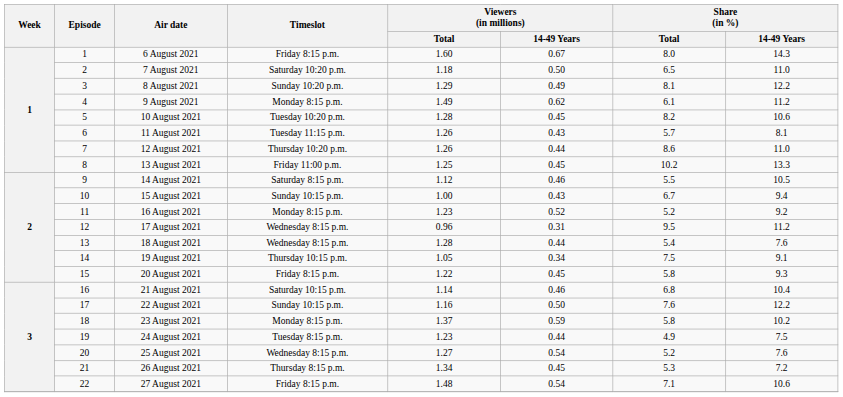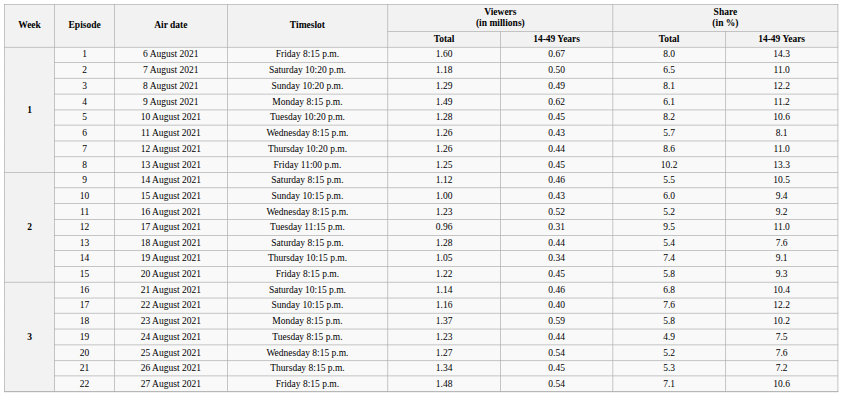(307, 133) Tuesday 11:15 p.m. -> (307, 133) Wednesday 8:15 p.m.
(669, 196) 6.7 -> (669, 196) 6.0
(307, 212) Monday 8:15 p.m. -> (307, 212) Wednesday 8:15 p.m.
(307, 227) Wednesday 8:15 p.m. -> (307, 227) Tuesday 11:15 p.m.
(782, 227) 11.2 -> (782, 227) 11.0
(307, 243) Wednesday 8:15 p.m. -> (307, 243) Saturday 8:15 p.m.
(669, 259) 7.5 -> (669, 259) 7.4
(557, 306) 0.50 -> (557, 306) 0.40
